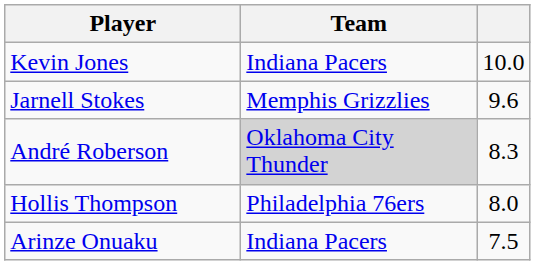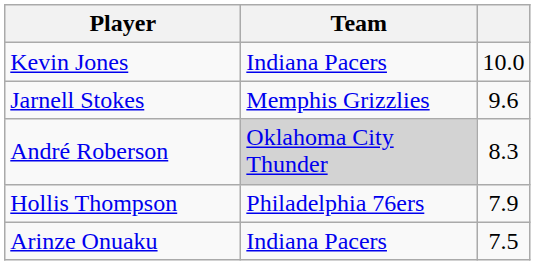(503, 202) 8.0 -> (503, 202) 7.9
